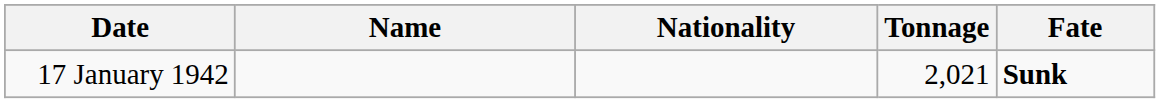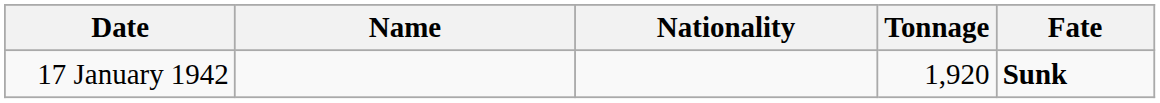(957, 73) 2,021 -> (957, 73) 1,920
